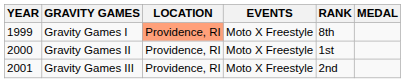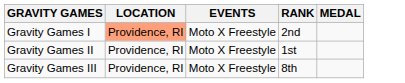- column: (23, 13)
(326, 31) 8th -> (291, 31) 2nd
(328, 68) 2nd -> (289, 68) 8th
